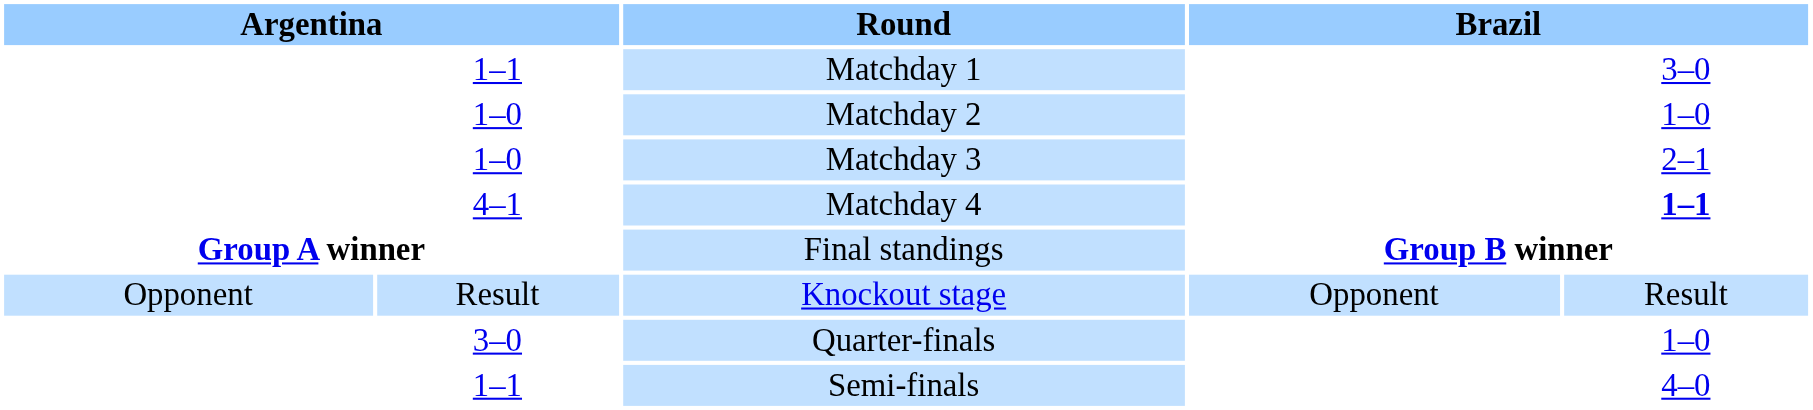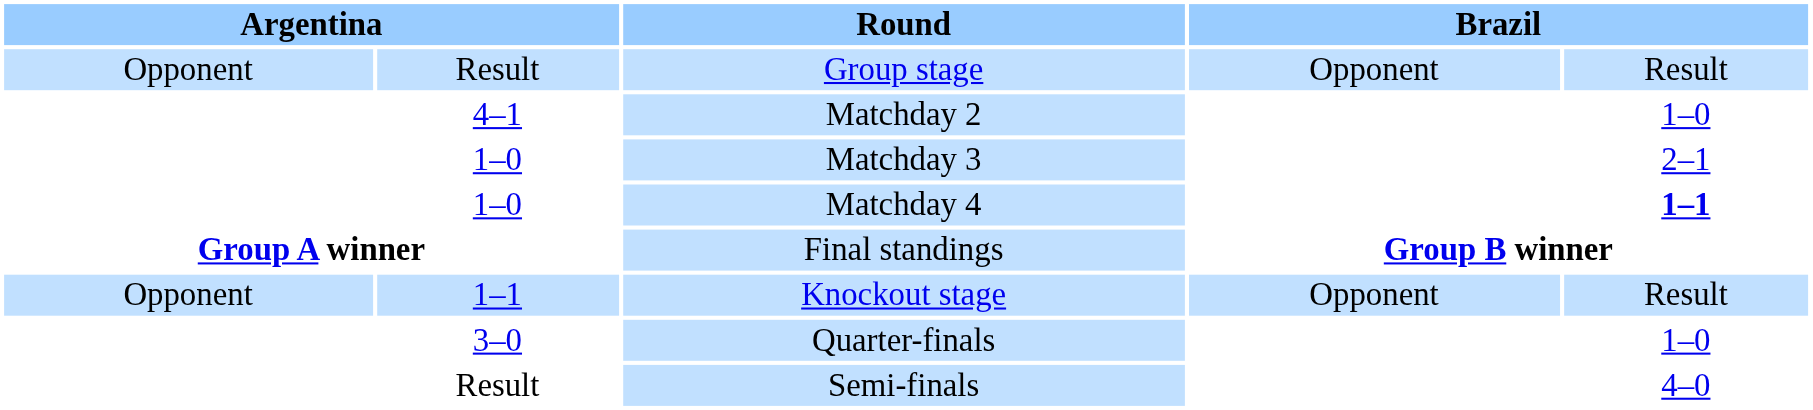+ row: (904, 69)
- row: (904, 69)
(497, 114) 1–0 -> (497, 114) 4–1
(497, 204) 4–1 -> (497, 204) 1–0
(497, 294) Result -> (497, 294) 1–1
(497, 384) 1–1 -> (497, 384) Result
